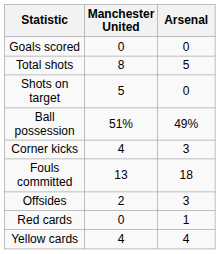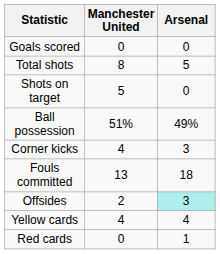(186, 201) no background -> (186, 201) paleturquoise background
rows swapped: (45, 239) <-> (45, 220)
